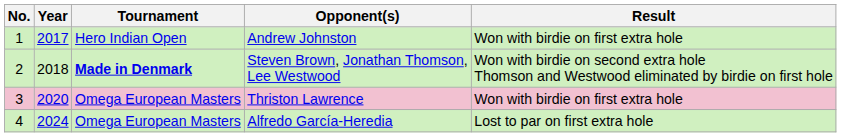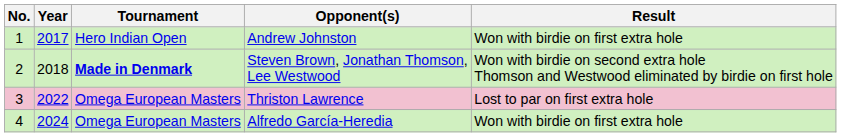(53, 99) 2020 -> (53, 99) 2022
(579, 99) Won with birdie on first extra hole -> (564, 99) Lost to par on first extra hole
(564, 121) Lost to par on first extra hole -> (579, 121) Won with birdie on first extra hole
